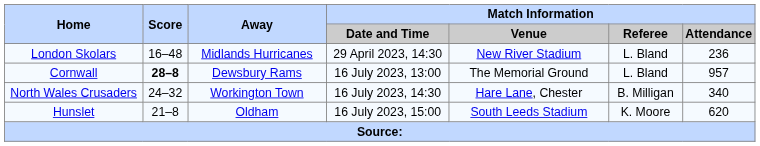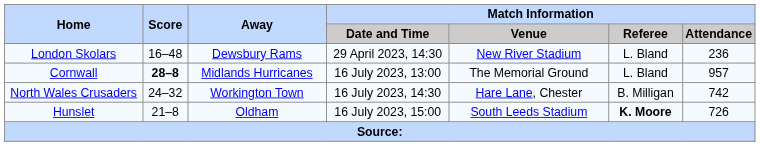(257, 53) Midlands Hurricanes -> (257, 53) Dewsbury Rams
(257, 73) Dewsbury Rams -> (257, 73) Midlands Hurricanes
(719, 92) 340 -> (719, 92) 742
(645, 112) normal -> (645, 112) bold
(719, 112) 620 -> (719, 112) 726
